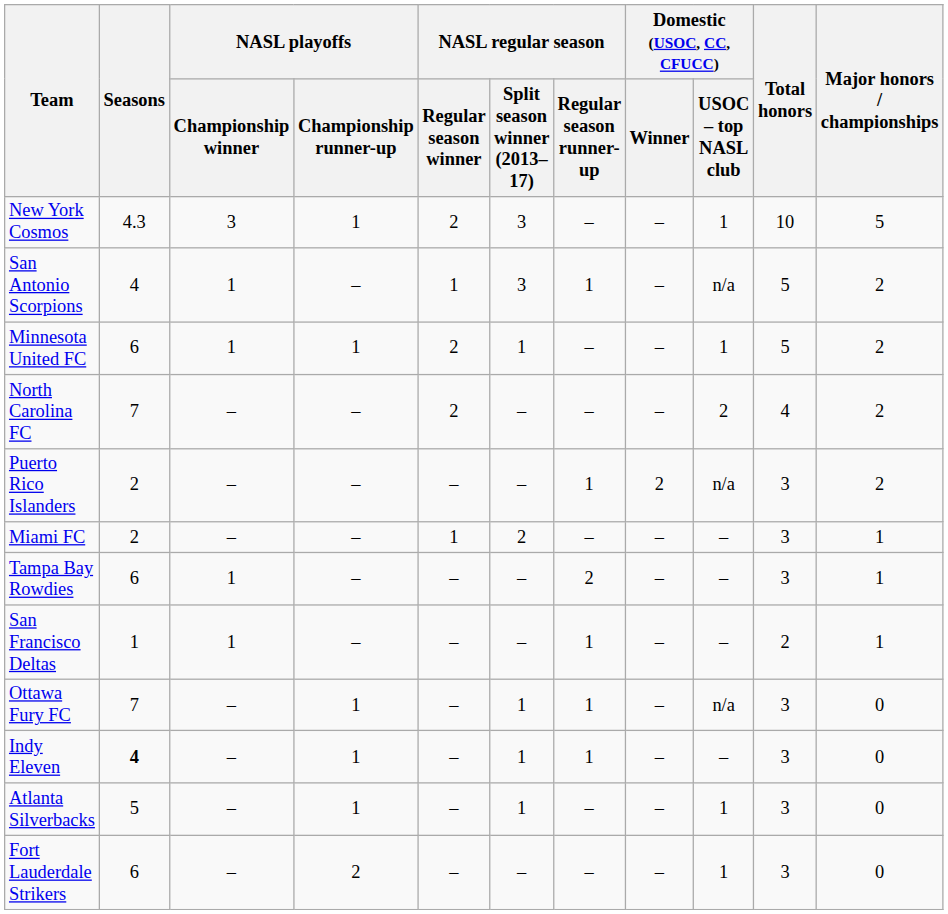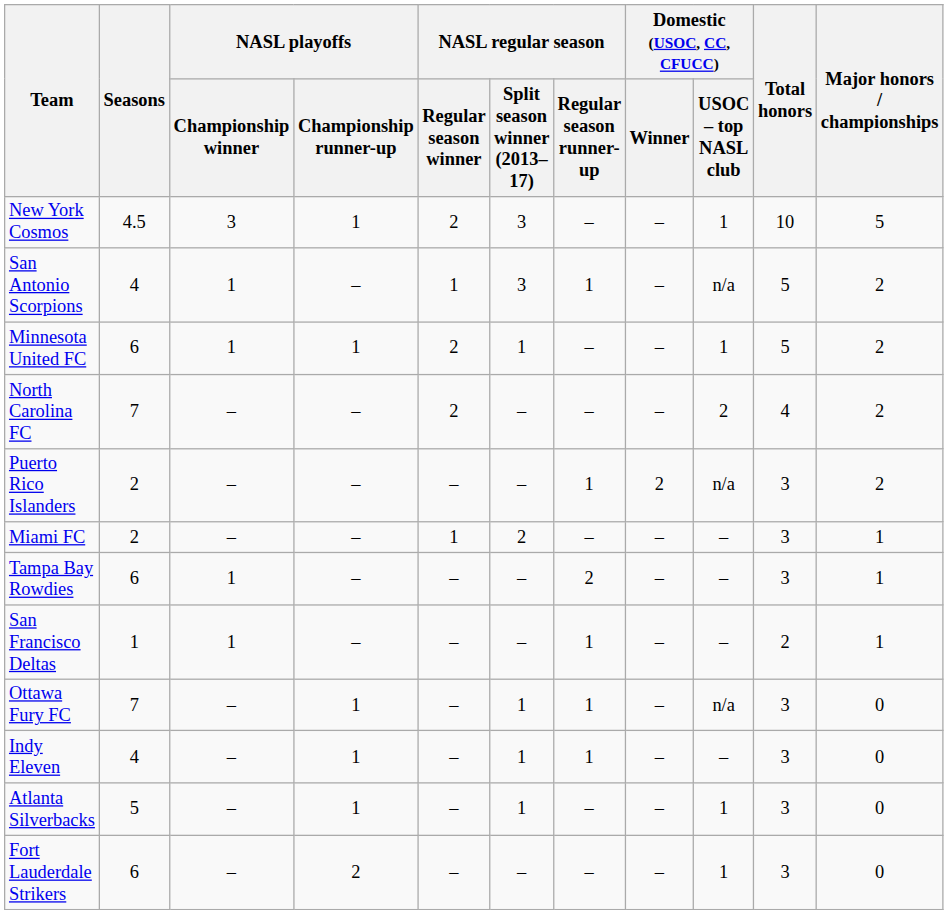(134, 222) 4.3 -> (134, 222) 4.5
(134, 757) bold -> (134, 757) normal
